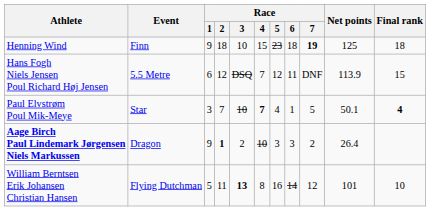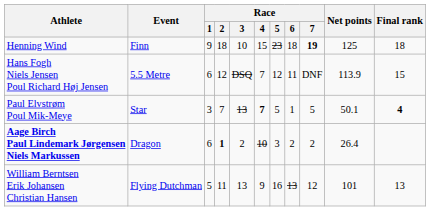(242, 110) 10 -> (242, 110) 13
(277, 110) 4 -> (277, 110) 5
(209, 145) 9 -> (209, 145) 6
(292, 145) 3 -> (292, 145) 2
(242, 186) bold -> (242, 186) normal
(262, 186) 8 -> (262, 186) 9
(292, 186) 14 -> (292, 186) 13
(400, 186) 10 -> (400, 186) 13
